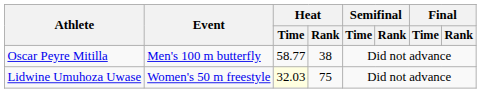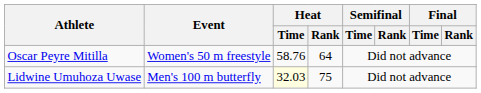(204, 56) Men's 100 m butterfly -> (209, 56) Women's 50 m freestyle
(291, 56) 58.77 -> (291, 56) 58.76
(325, 56) 38 -> (325, 56) 64
(209, 77) Women's 50 m freestyle -> (204, 77) Men's 100 m butterfly
